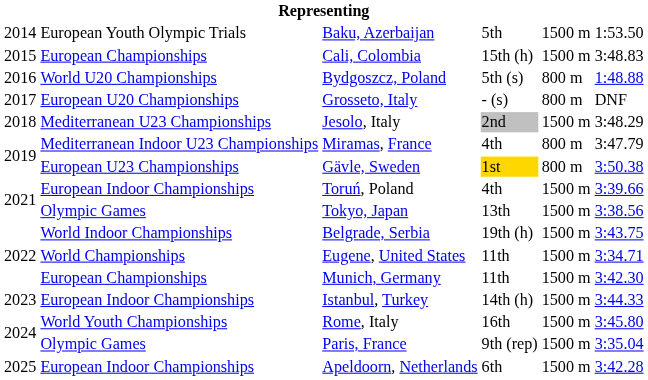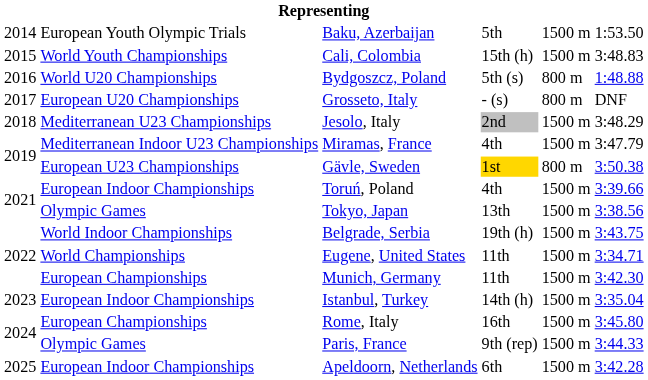(124, 55) European Championships -> (134, 55) World Youth Championships
(562, 144) 800 m -> (566, 144) 1500 m
(619, 299) 3:44.33 -> (619, 299) 3:35.04
(134, 322) World Youth Championships -> (124, 322) European Championships
(619, 344) 3:35.04 -> (619, 344) 3:44.33
